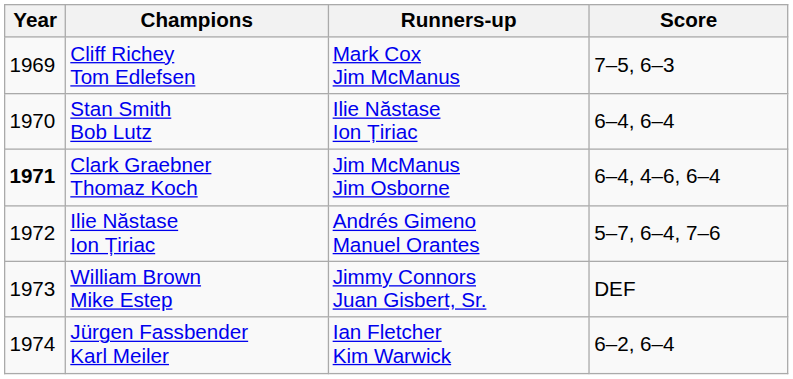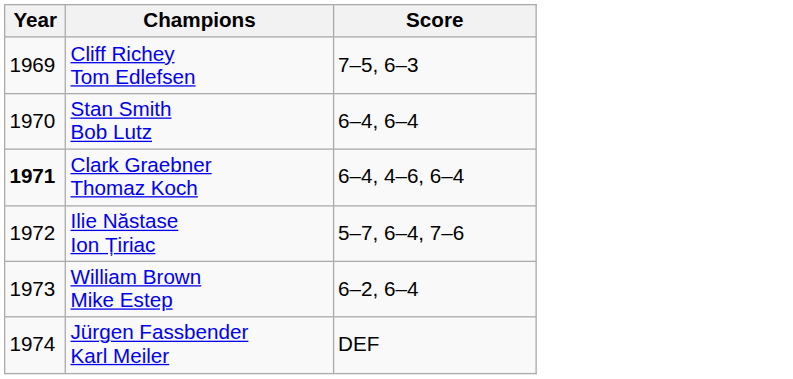- column: (459, 20)
(615, 289) DEF -> (378, 289) 6–2, 6–4
(634, 344) 6–2, 6–4 -> (359, 344) DEF
